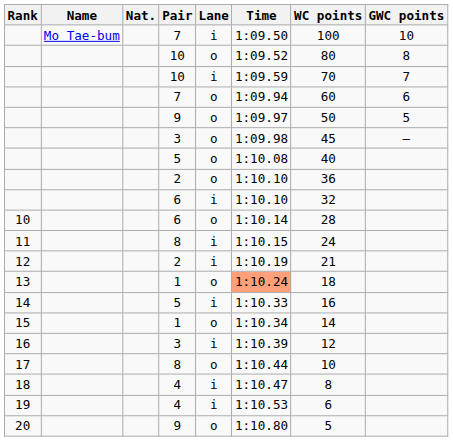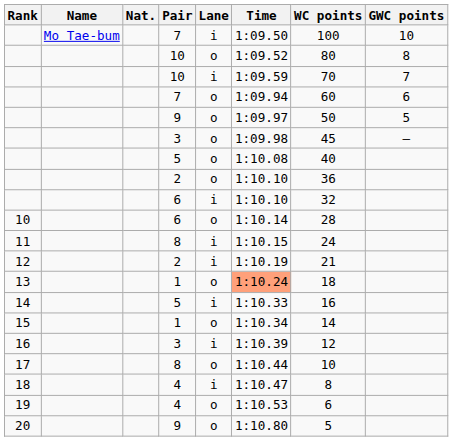(214, 405) i -> (214, 405) o
